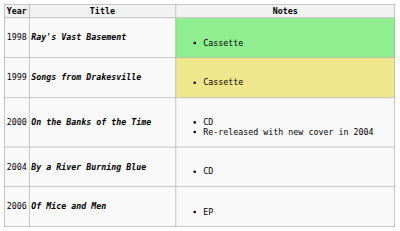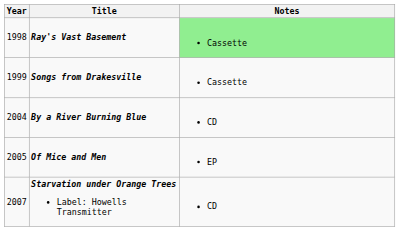(285, 82) khaki background -> (287, 82) no background
- row: (91, 122)
(17, 207) 2006 -> (17, 157) 2005
+ row: (104, 198)
